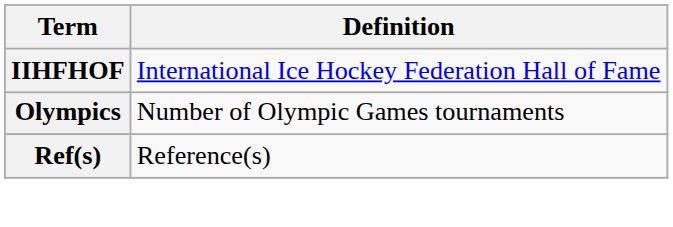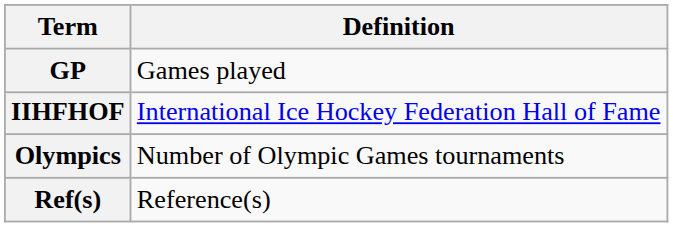+ row: (68, 69)
